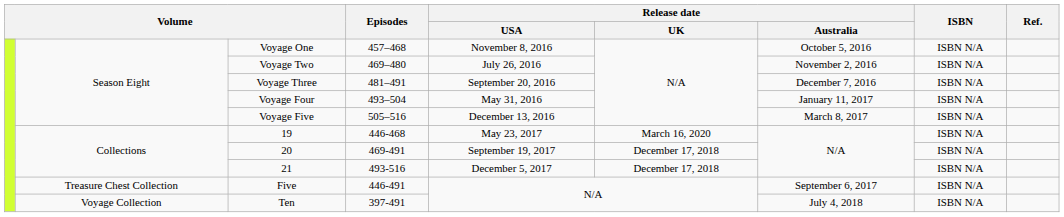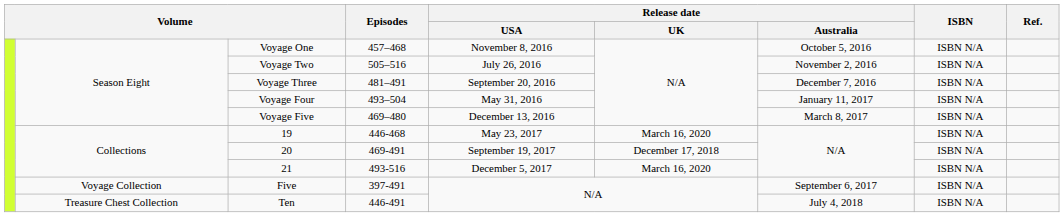(387, 64) 469–480 -> (387, 64) 505–516
(387, 116) 505–516 -> (387, 116) 469–480
(676, 168) December 17, 2018 -> (676, 168) March 16, 2020
(121, 185) Treasure Chest Collection -> (121, 185) Voyage Collection
(387, 185) 446-491 -> (387, 185) 397-491
(121, 202) Voyage Collection -> (121, 202) Treasure Chest Collection
(387, 202) 397-491 -> (387, 202) 446-491
